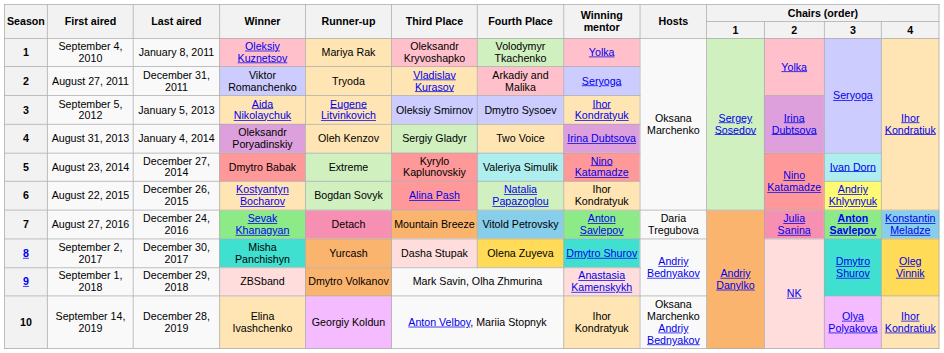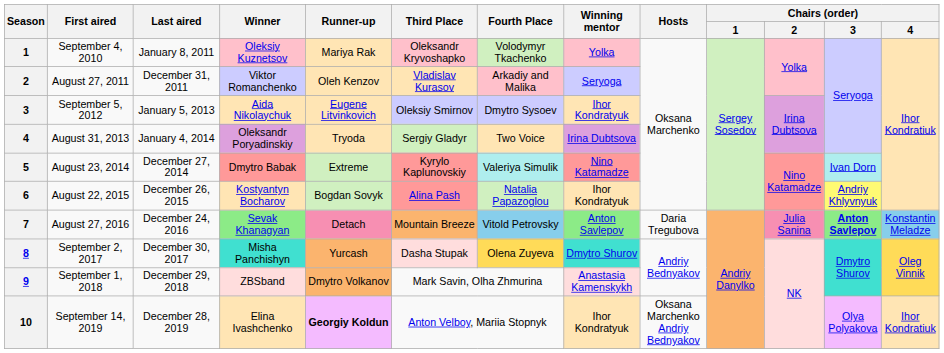(348, 81) Tryoda -> (348, 81) Oleh Kenzov
(348, 139) Oleh Kenzov -> (348, 139) Tryoda
(348, 323) normal -> (348, 323) bold
